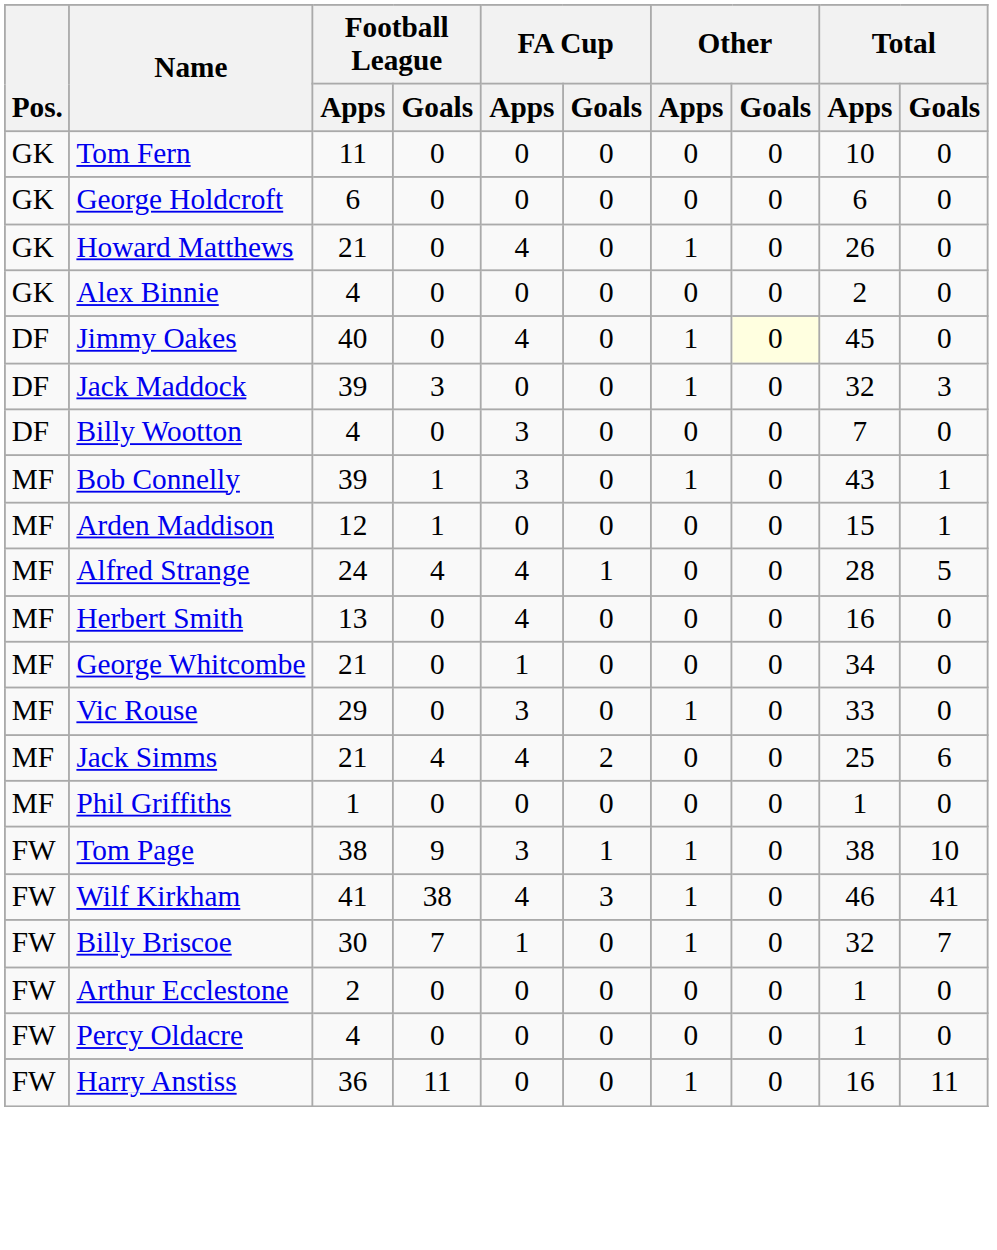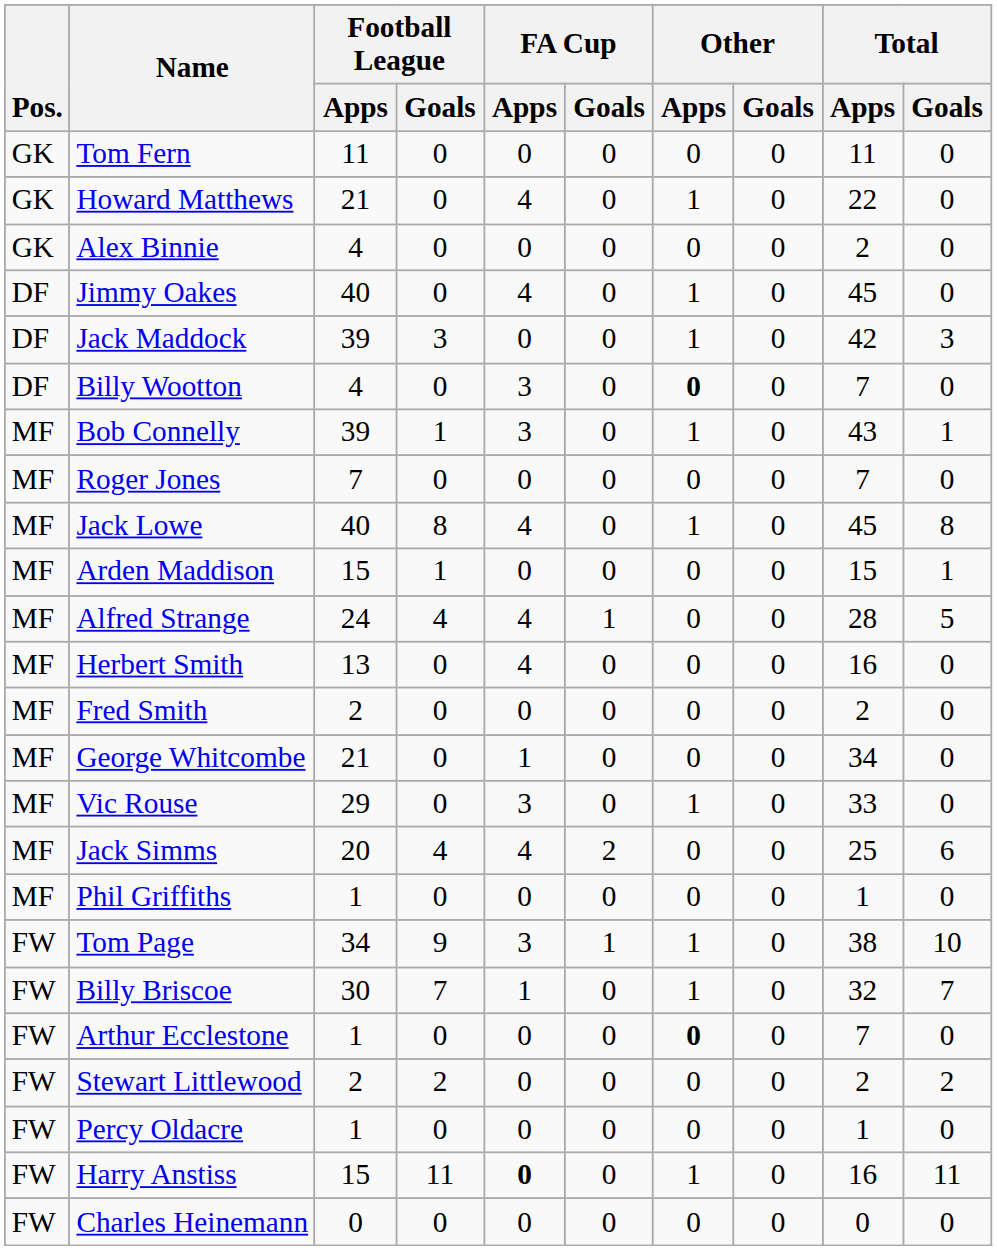(860, 153) 10 -> (863, 153) 11
- row: (180, 199)
(860, 246) 26 -> (863, 199) 22
(775, 339) lightyellow background -> (778, 292) no background
(860, 385) 32 -> (863, 339) 42
(691, 432) normal -> (694, 385) bold
+ row: (148, 478)
+ row: (139, 525)
(353, 525) 12 -> (355, 571) 15
+ row: (142, 710)
(353, 757) 21 -> (355, 850) 20
(353, 850) 38 -> (355, 942) 34
- row: (158, 896)
(353, 989) 2 -> (355, 1035) 1
(691, 989) normal -> (694, 1035) bold
(860, 989) 1 -> (863, 1035) 7
+ row: (189, 1082)
(353, 1035) 4 -> (355, 1128) 1
(353, 1082) 36 -> (355, 1175) 15
(522, 1082) normal -> (524, 1175) bold
+ row: (192, 1221)
